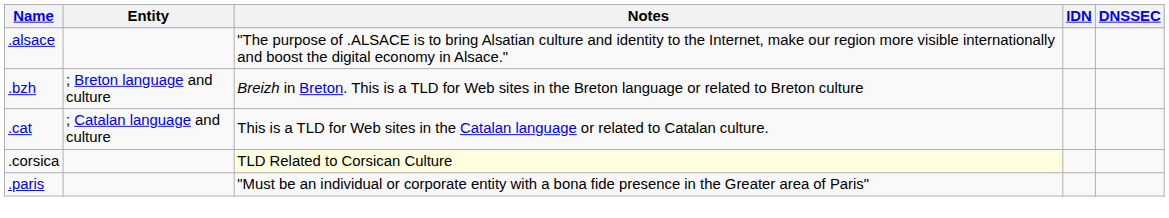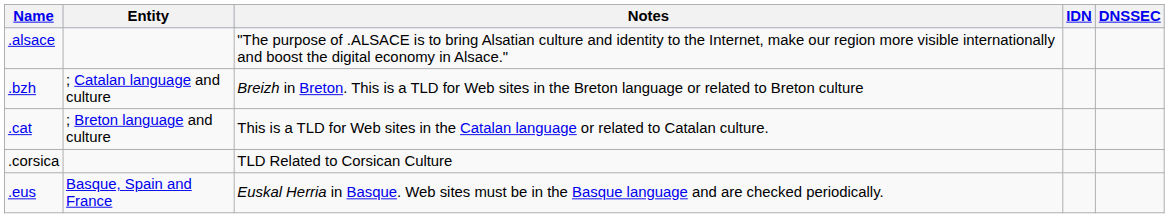(139, 88) ; Breton language and culture -> (143, 88) ; Catalan language and culture
(143, 128) ; Catalan language and culture -> (139, 128) ; Breton language and culture
(345, 160) lightyellow background -> (345, 160) no background
+ row: (22, 192)
- row: (26, 184)
